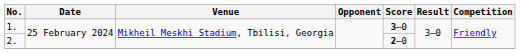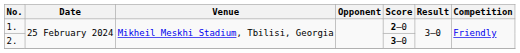(399, 26) 3–0 -> (399, 26) 2–0
(399, 41) 2–0 -> (399, 41) 3–0
